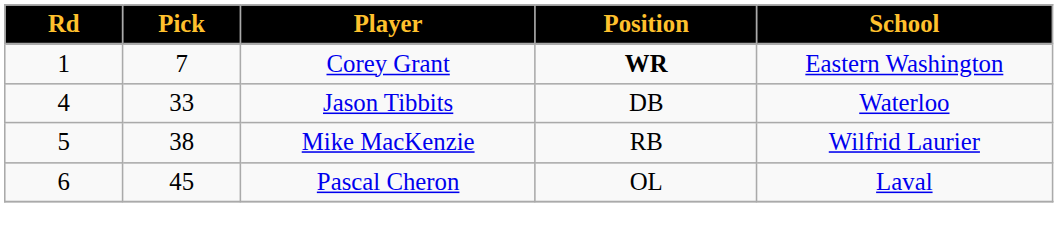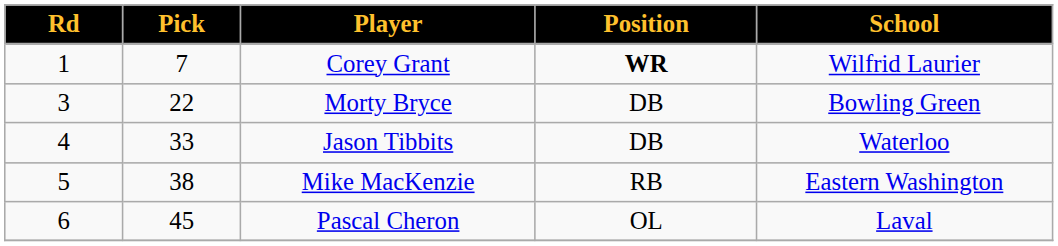(904, 63) Eastern Washington -> (904, 63) Wilfrid Laurier
+ row: (388, 102)
(904, 142) Wilfrid Laurier -> (904, 181) Eastern Washington
